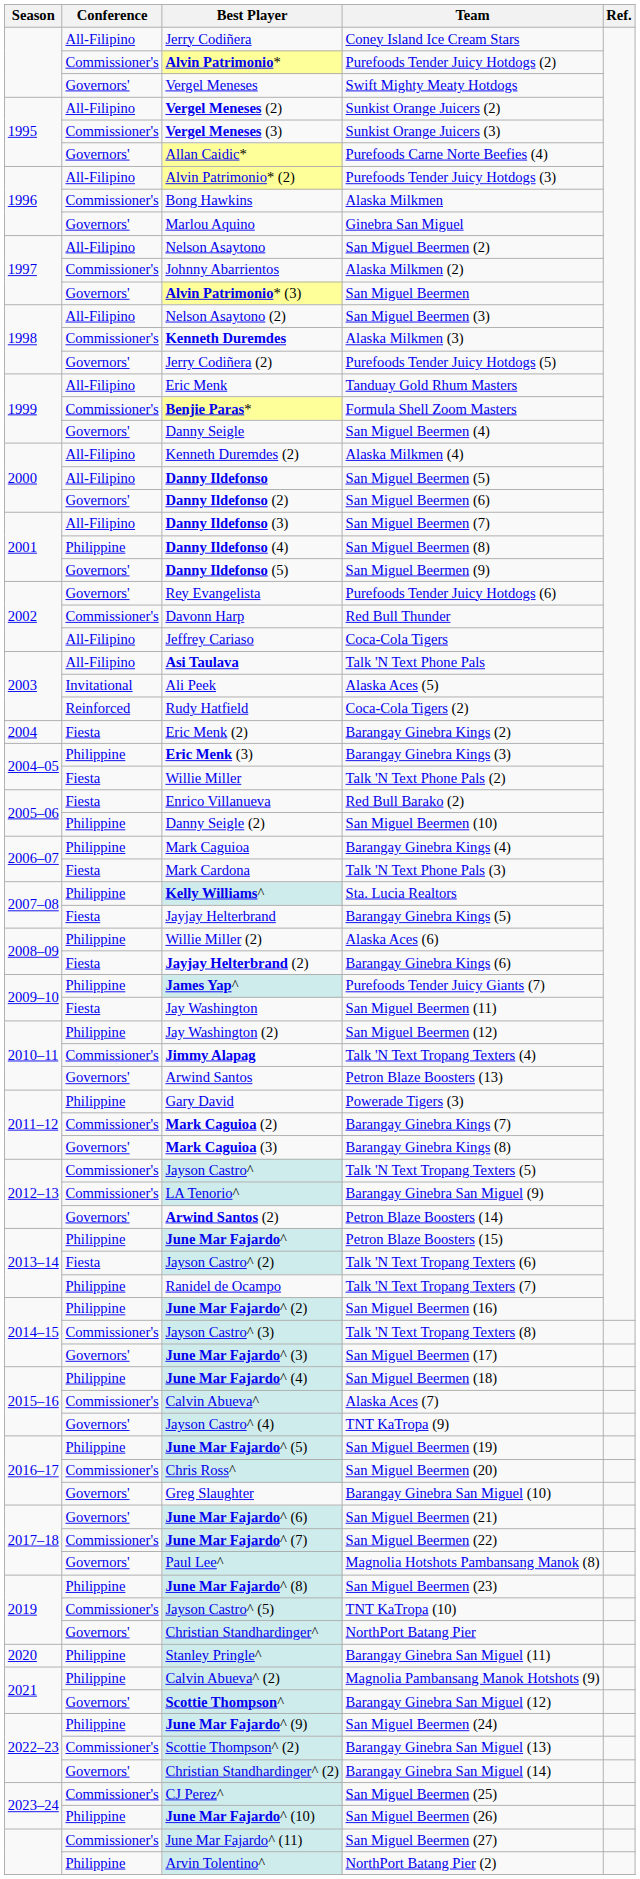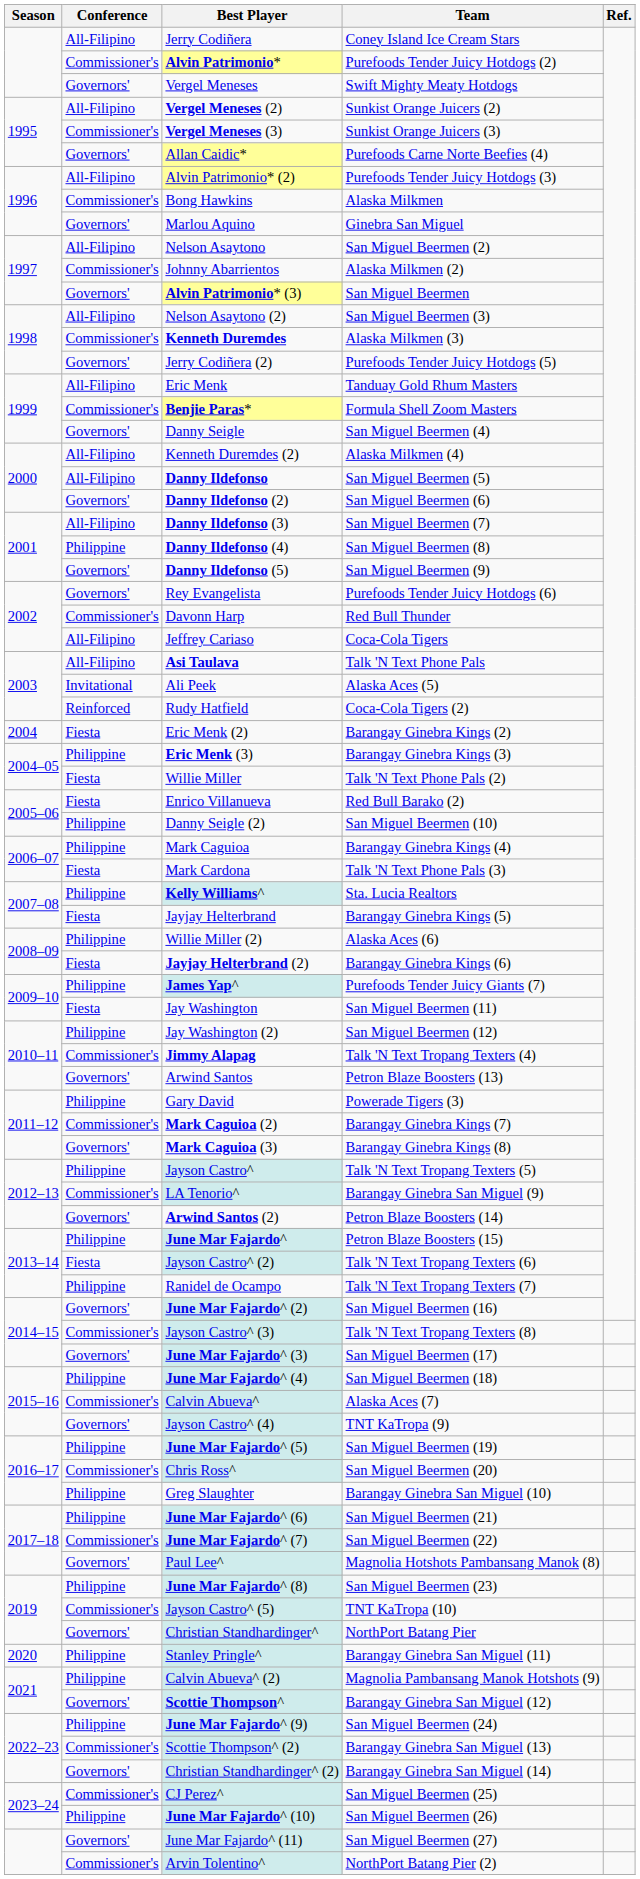(112, 1170) Commissioner's -> (95, 1170) Philippine
(95, 1309) Philippine -> (98, 1309) Governors'
(98, 1493) Governors' -> (95, 1493) Philippine
(98, 1516) Governors' -> (95, 1516) Philippine
(112, 1840) Commissioner's -> (98, 1840) Governors'
(95, 1863) Philippine -> (112, 1863) Commissioner's
